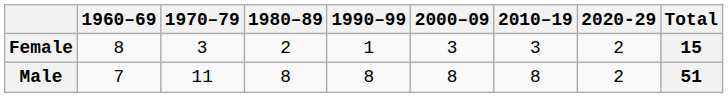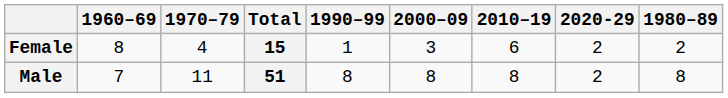columns swapped: (286, 19) <-> (691, 19)
(202, 48) 3 -> (202, 48) 4
(535, 48) 3 -> (514, 48) 6
